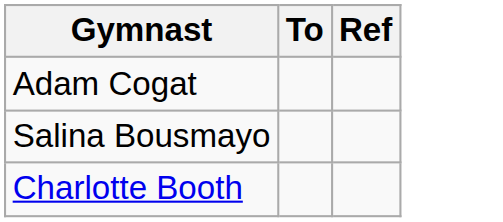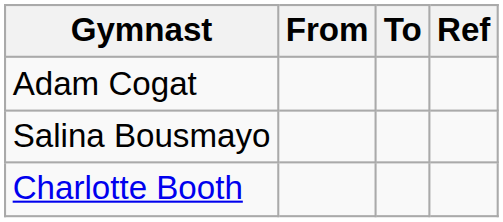+ column: (327, 30)
